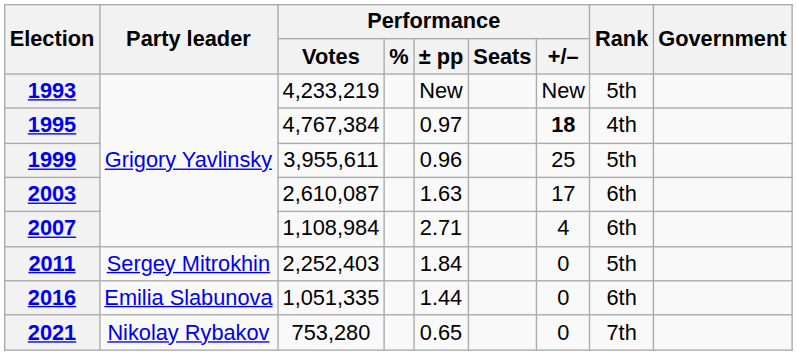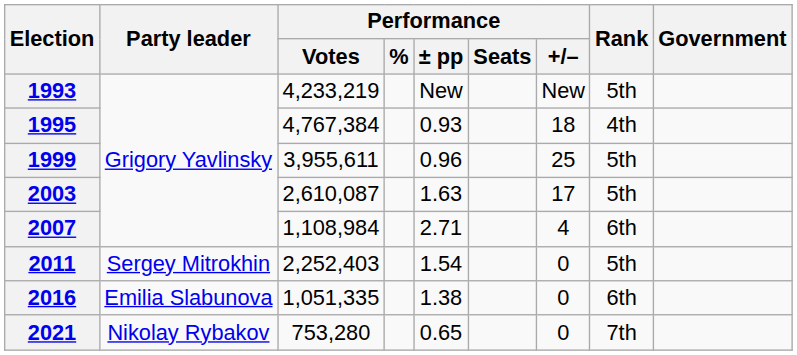(441, 125) 0.97 -> (441, 125) 0.93
(563, 125) bold -> (563, 125) normal
(622, 194) 6th -> (622, 194) 5th
(441, 263) 1.84 -> (441, 263) 1.54
(441, 297) 1.44 -> (441, 297) 1.38
